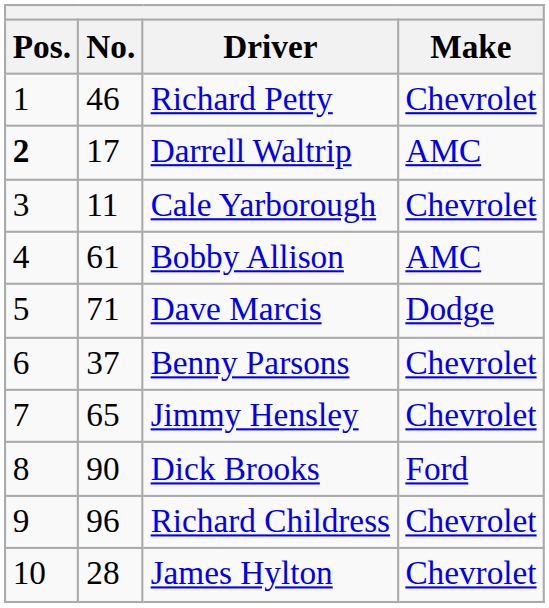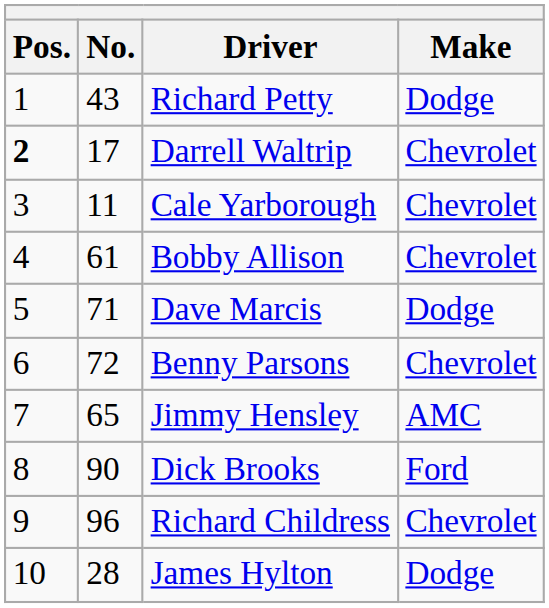(103, 99) 46 -> (103, 99) 43
(471, 99) Chevrolet -> (450, 99) Dodge
(443, 151) AMC -> (471, 151) Chevrolet
(443, 257) AMC -> (471, 257) Chevrolet
(103, 362) 37 -> (103, 362) 72
(471, 415) Chevrolet -> (443, 415) AMC
(471, 574) Chevrolet -> (450, 574) Dodge
